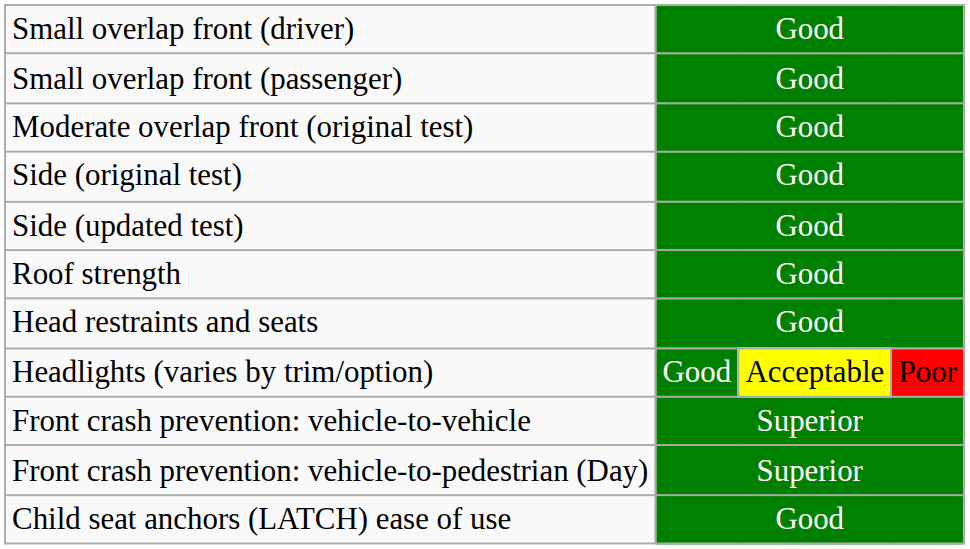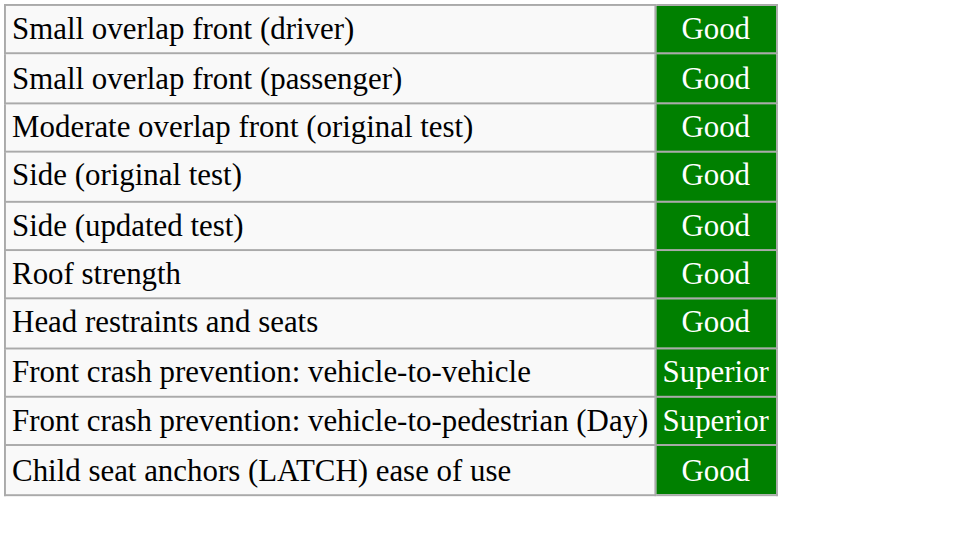- row: (223, 371)
